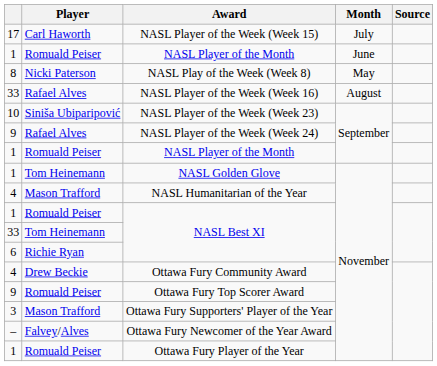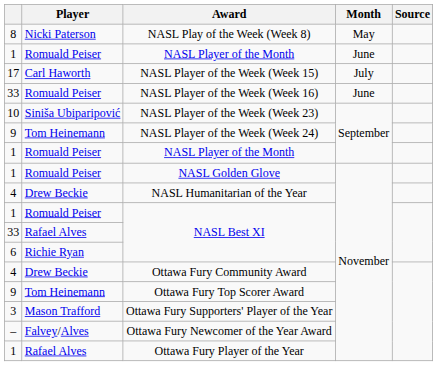rows swapped: (13, 73) <-> (13, 34)
(56, 93) Rafael Alves -> (63, 93) Romuald Peiser
(364, 93) August -> (364, 93) June
(56, 133) Rafael Alves -> (65, 133) Tom Heinemann
(65, 172) Tom Heinemann -> (63, 172) Romuald Peiser
(62, 192) Mason Trafford -> (56, 192) Drew Beckie
(65, 232) Tom Heinemann -> (56, 232) Rafael Alves
(63, 291) Romuald Peiser -> (65, 291) Tom Heinemann
(63, 351) Romuald Peiser -> (56, 351) Rafael Alves
